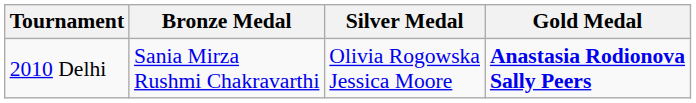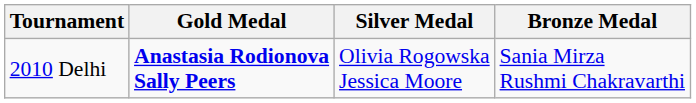columns swapped: (587, 21) <-> (227, 21)
